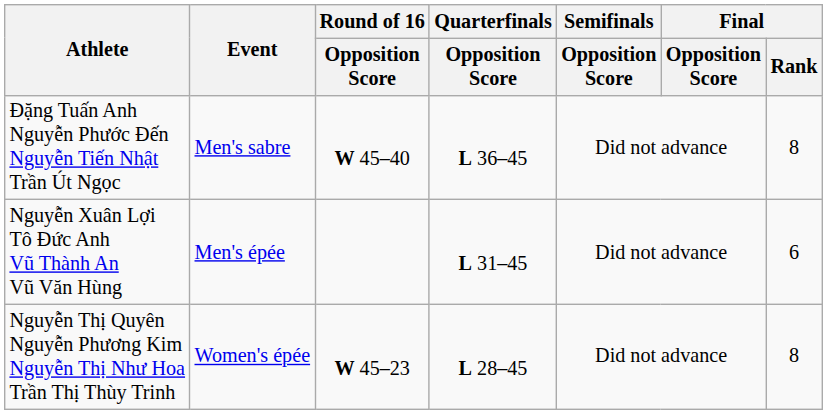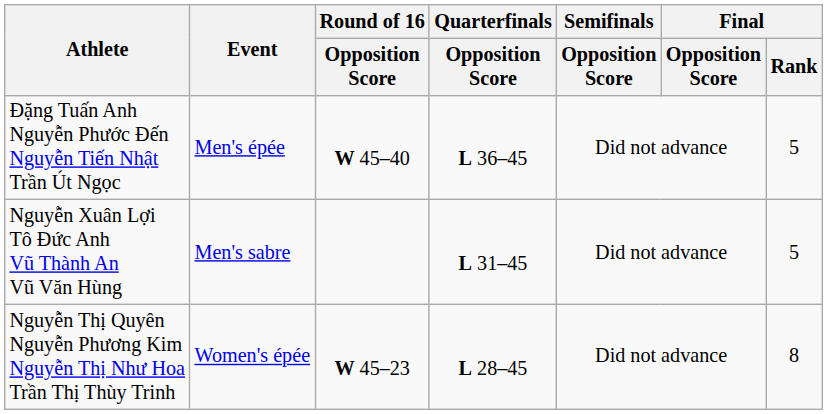(242, 147) Men's sabre -> (240, 147) Men's épée
(794, 147) 8 -> (794, 147) 5
(240, 252) Men's épée -> (242, 252) Men's sabre
(794, 252) 6 -> (794, 252) 5
